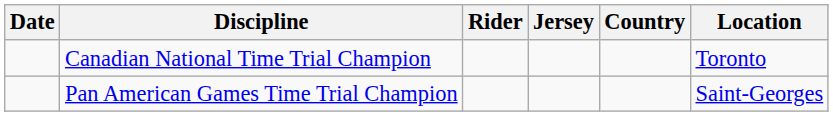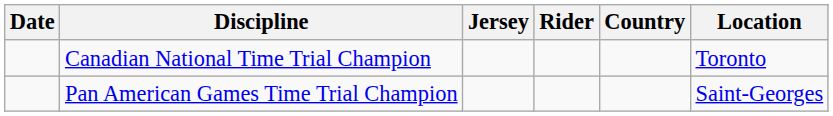columns swapped: (563, 22) <-> (495, 22)
